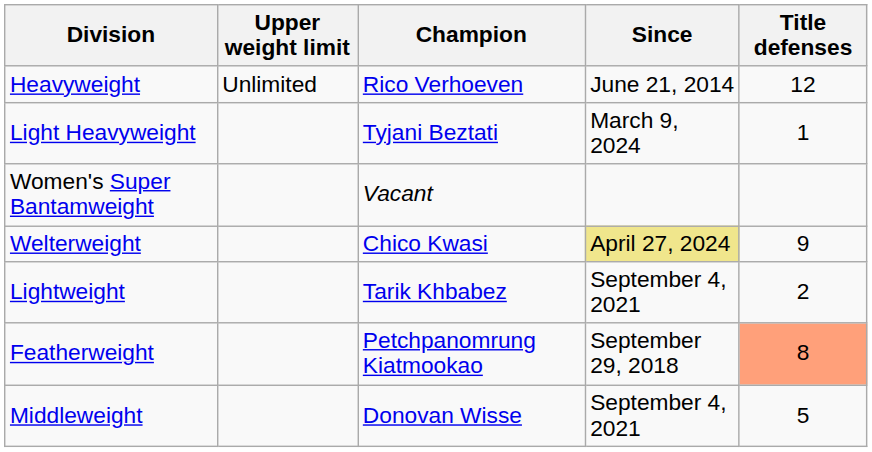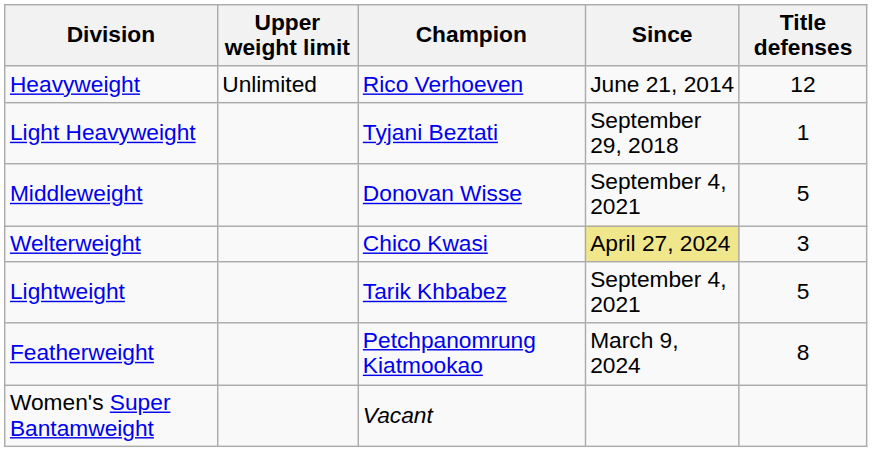(634, 132) March 9, 2024 -> (646, 132) September 29, 2018
rows swapped: (76, 415) <-> (90, 194)
(803, 243) 9 -> (803, 243) 3
(803, 292) 2 -> (803, 292) 5
(646, 353) September 29, 2018 -> (634, 353) March 9, 2024
(803, 353) lightsalmon background -> (803, 353) no background
